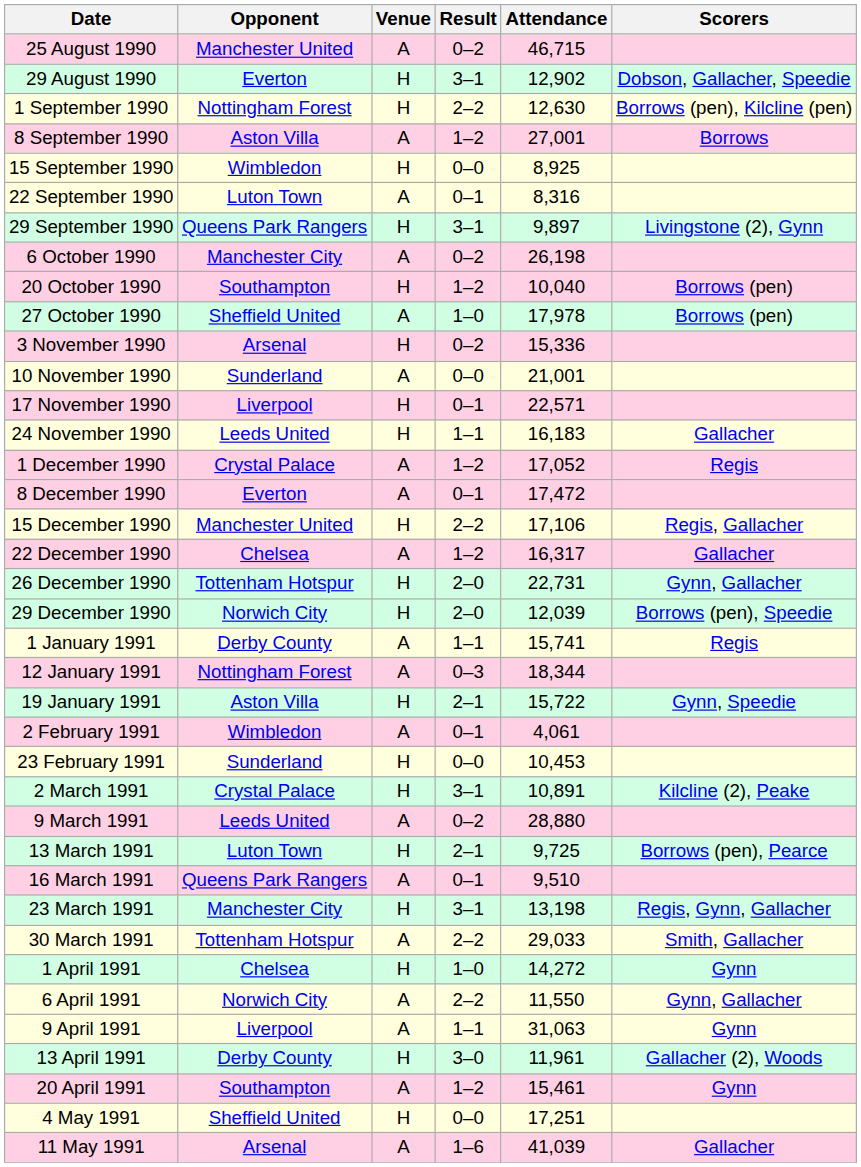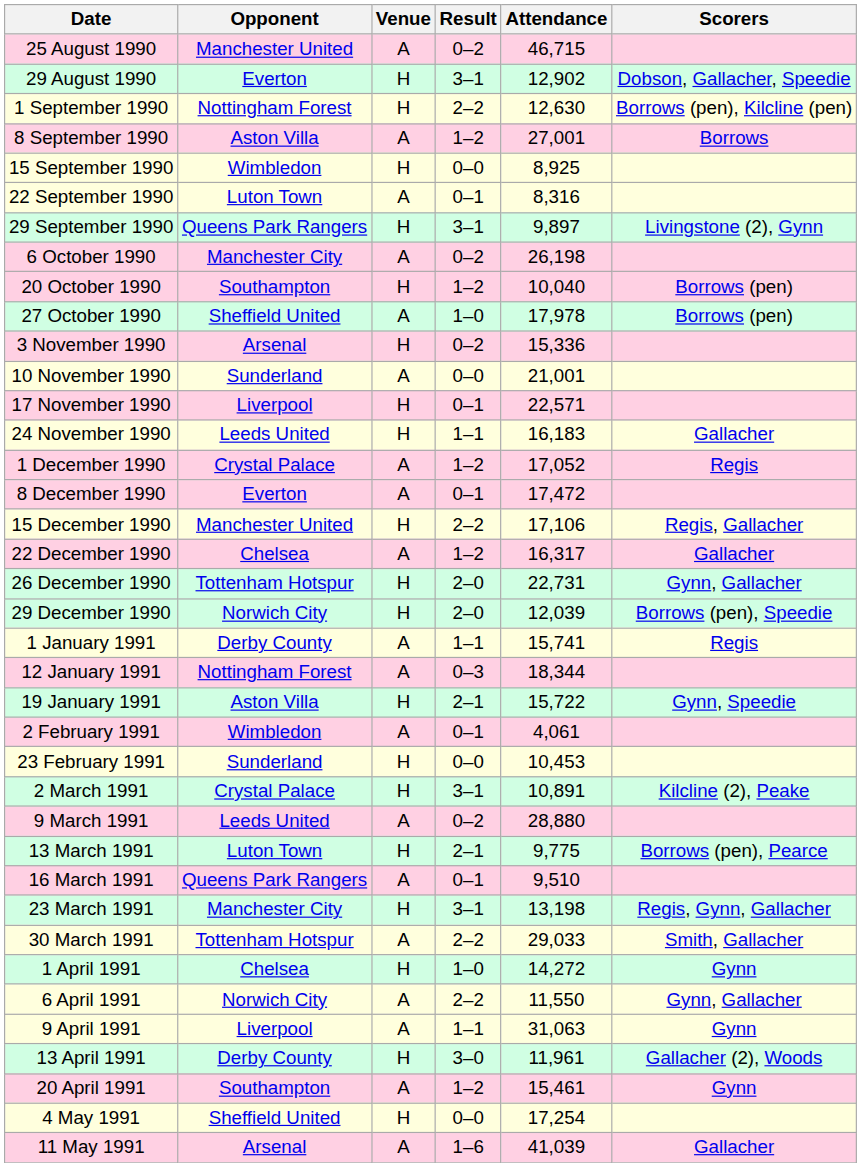(556, 850) 9,725 -> (556, 850) 9,775
(556, 1117) 17,251 -> (556, 1117) 17,254
